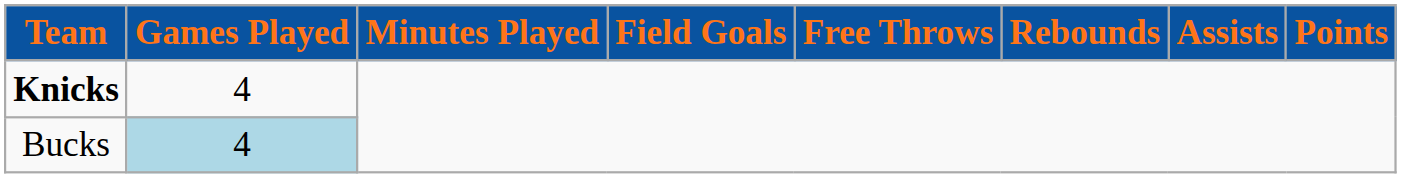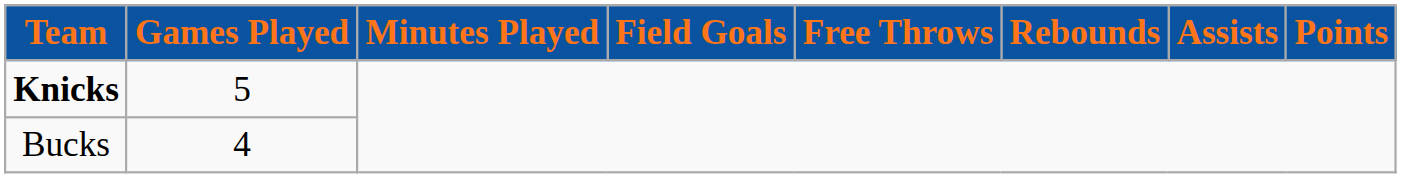(242, 88) 4 -> (242, 88) 5
(242, 144) lightblue background -> (242, 144) no background
